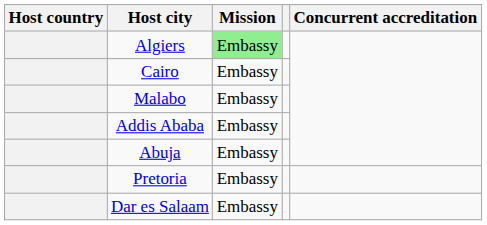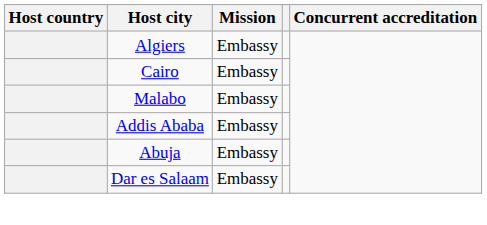(247, 44) lightgreen background -> (247, 44) no background
- row: (160, 179)
